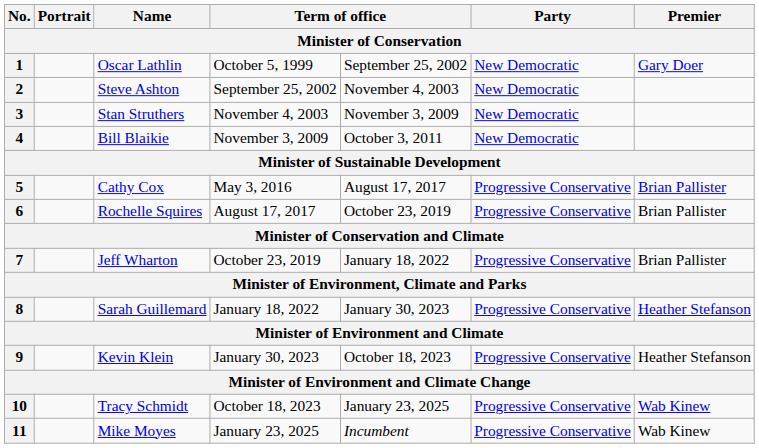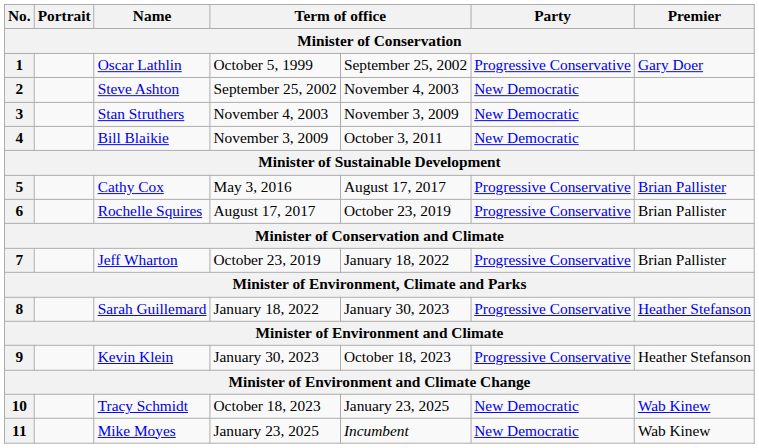(526, 65) New Democratic -> (553, 65) Progressive Conservative
(553, 406) Progressive Conservative -> (526, 406) New Democratic
(553, 430) Progressive Conservative -> (526, 430) New Democratic
